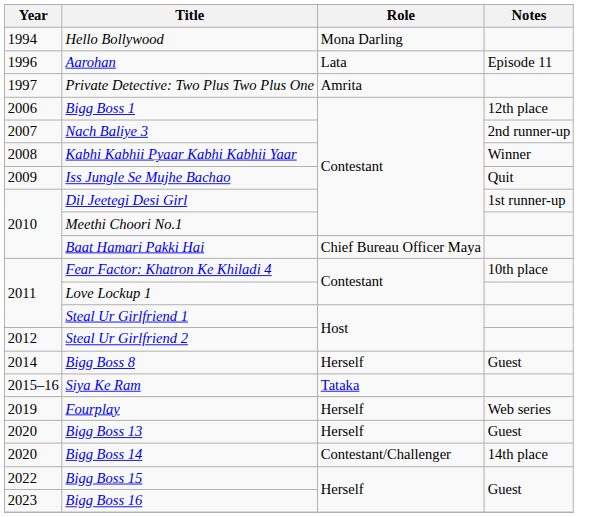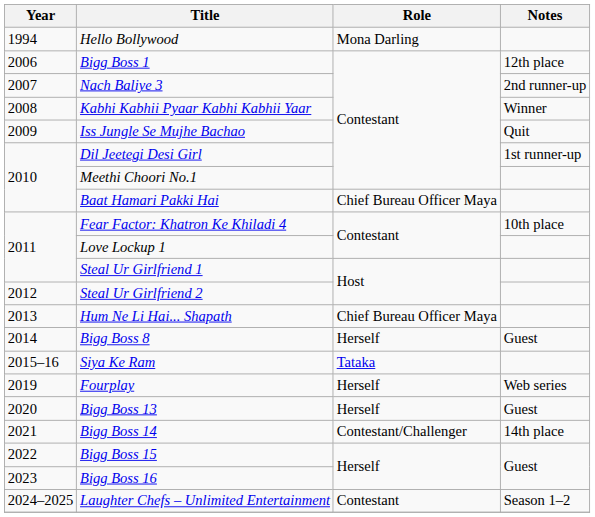- row: (91, 62)
- row: (190, 85)
+ row: (156, 316)
(22, 454) 2020 -> (22, 431) 2021
+ row: (205, 500)
